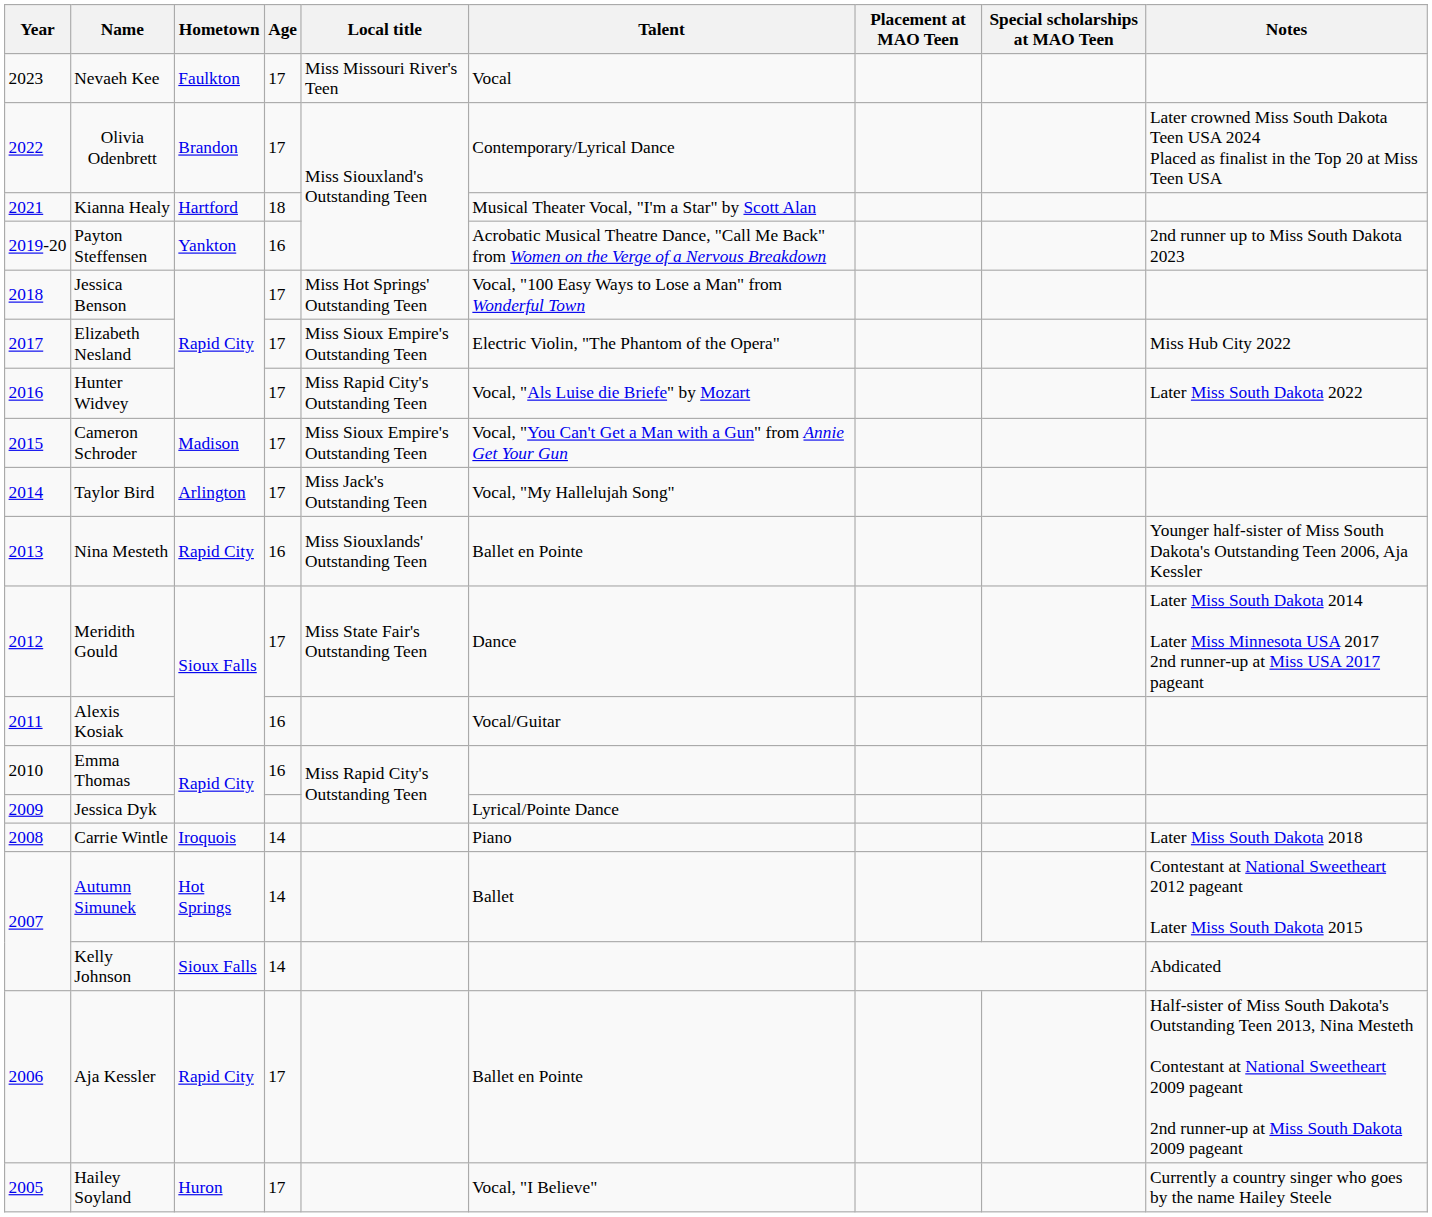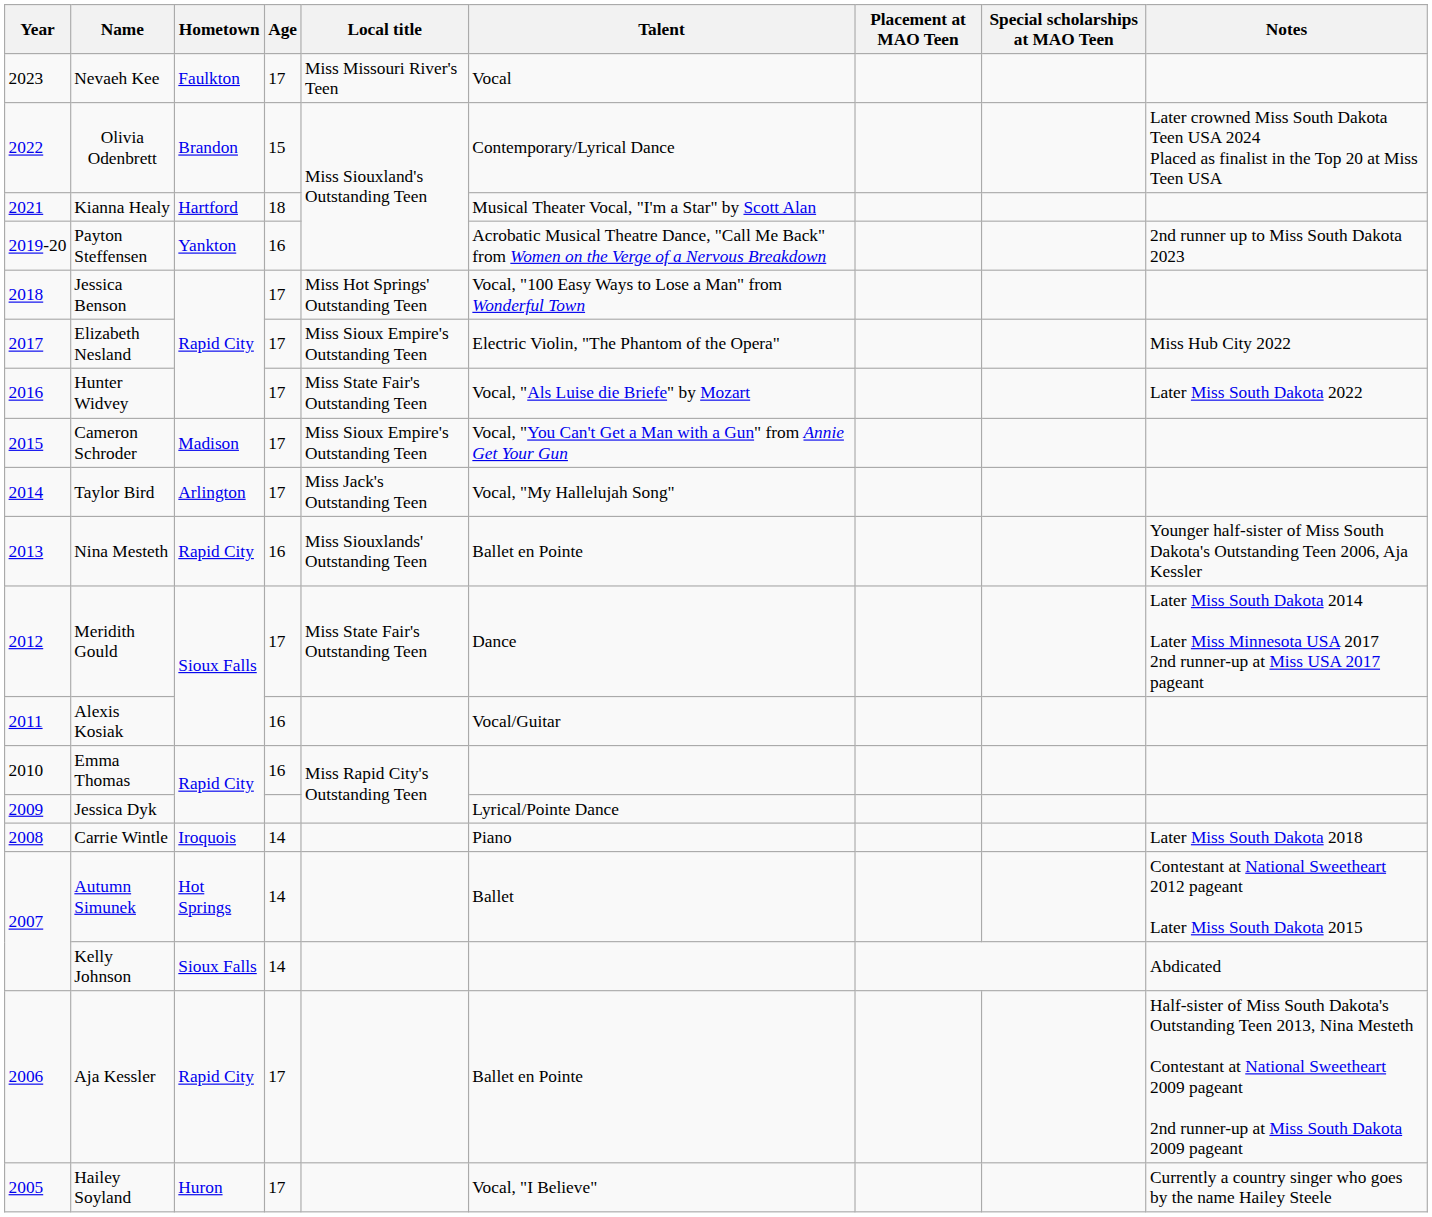(277, 147) 17 -> (277, 147) 15
(367, 393) Miss Rapid City's Outstanding Teen -> (366, 393) Miss State Fair's Outstanding Teen
